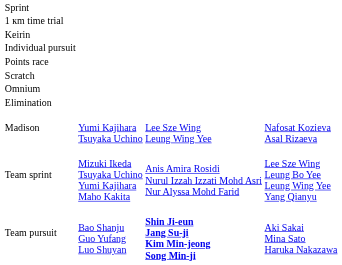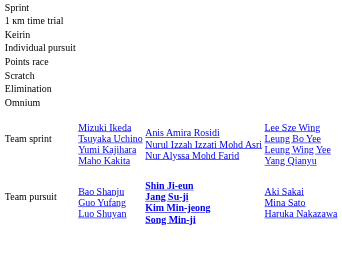rows swapped: (28, 103) <-> (22, 89)
- row: (22, 127)
